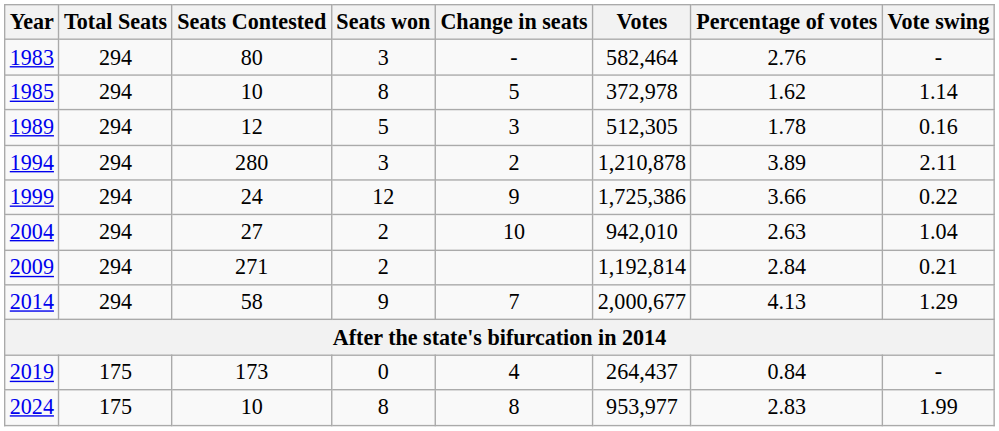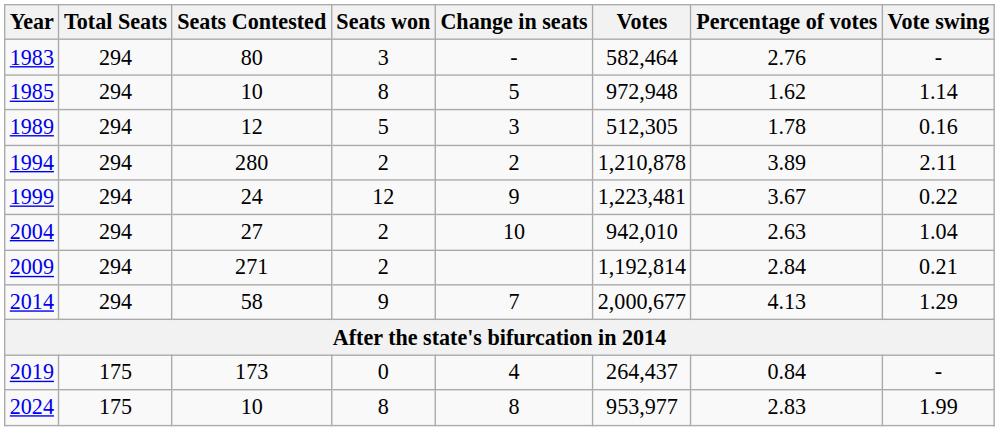(642, 92) 372,978 -> (642, 92) 972,948
(383, 162) 3 -> (383, 162) 2
(642, 197) 1,725,386 -> (642, 197) 1,223,481
(787, 197) 3.66 -> (787, 197) 3.67
